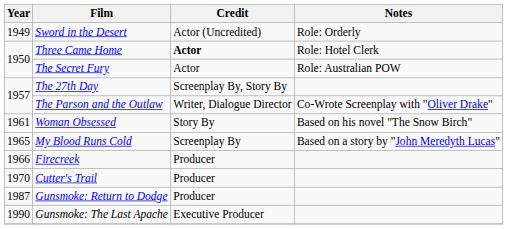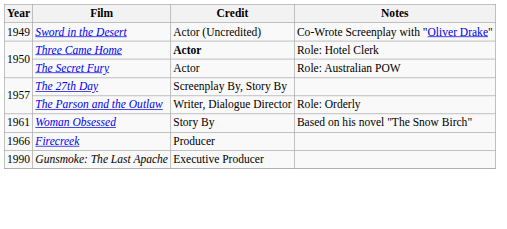(329, 31) Role: Orderly -> (395, 31) Co-Wrote Screenplay with "Oliver Drake"
(395, 104) Co-Wrote Screenplay with "Oliver Drake" -> (329, 104) Role: Orderly
- row: (84, 141)
- row: (66, 178)
- row: (101, 196)
